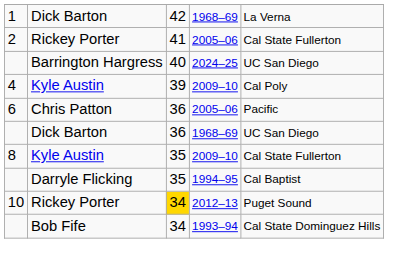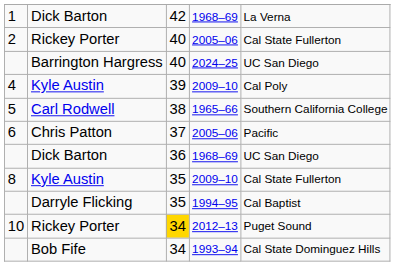(178, 39) 41 -> (178, 39) 40
+ row: (12, 109)
(178, 109) 36 -> (178, 132) 37
